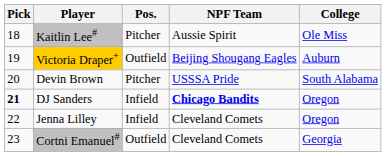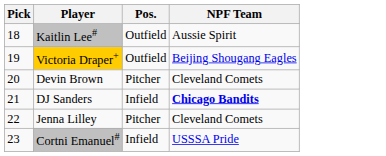- column: (340, 14)
(143, 35) Pitcher -> (146, 35) Outfield
(205, 79) USSSA Pride -> (217, 79) Cleveland Comets
(13, 99) bold -> (13, 99) normal
(142, 118) Infield -> (143, 118) Pitcher
(146, 139) Outfield -> (142, 139) Infield
(217, 139) Cleveland Comets -> (205, 139) USSSA Pride
